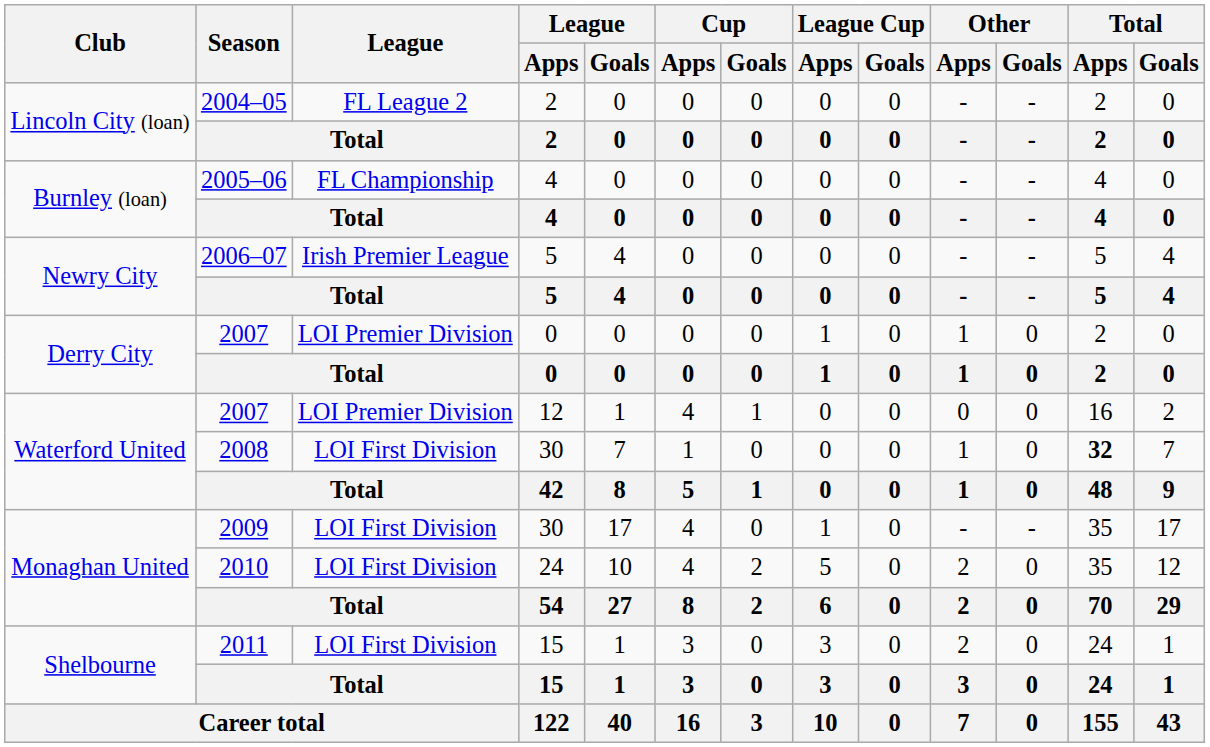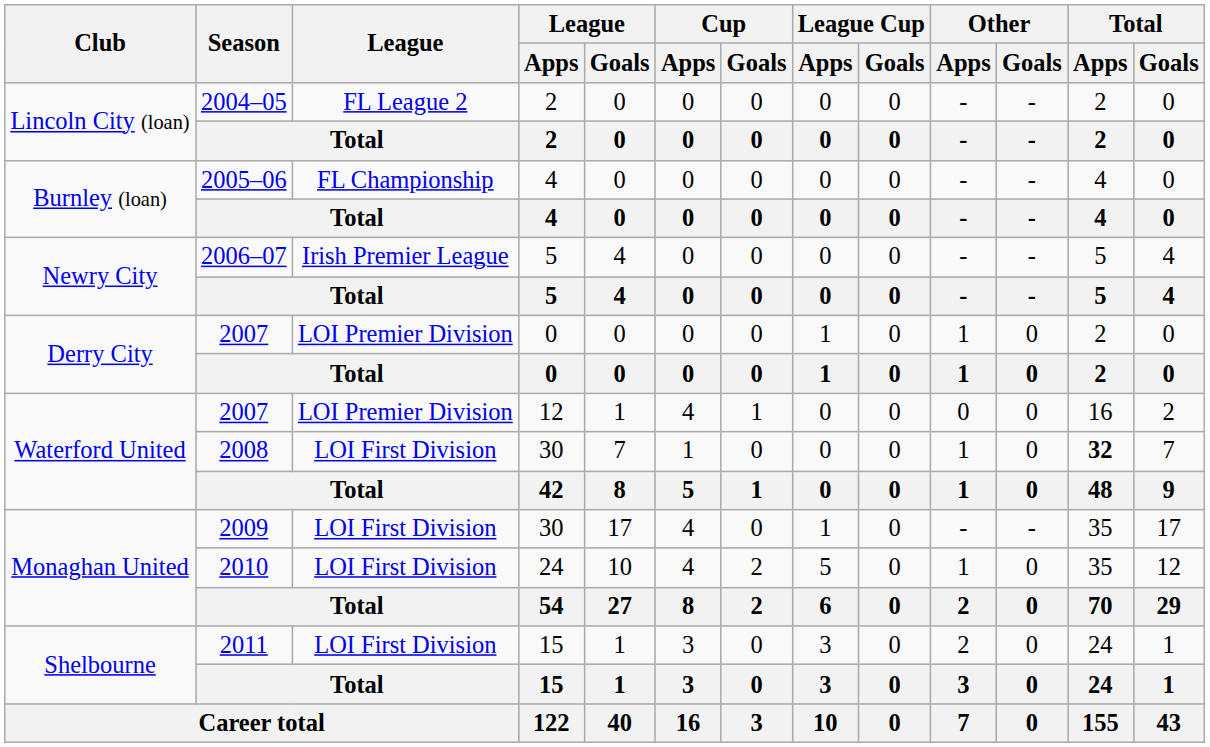(963, 567) 2 -> (963, 567) 1
